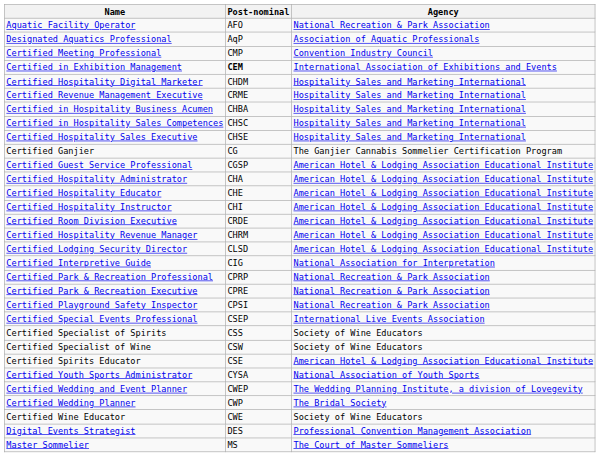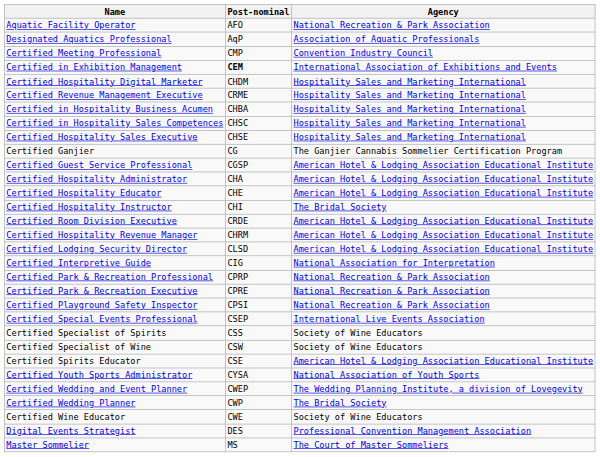(443, 207) American Hotel & Lodging Association Educational Institute -> (340, 207) The Bridal Society
